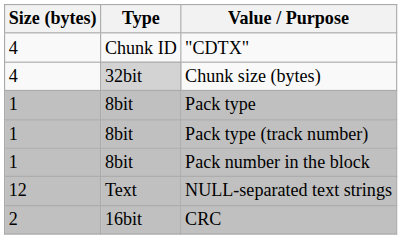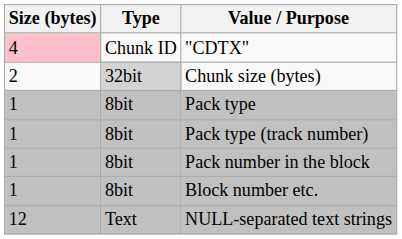(13, 47) no background -> (13, 47) pink background
(13, 76) 4 -> (13, 76) 2
+ row: (252, 190)
- row: (203, 219)
